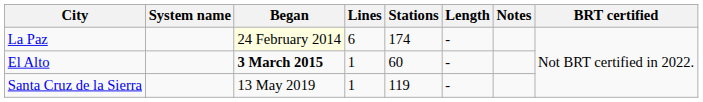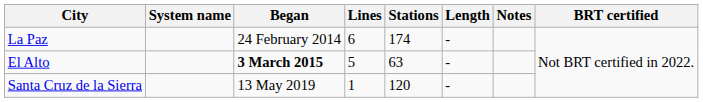(289, 39) lightyellow background -> (289, 39) no background
(351, 62) 1 -> (351, 62) 5
(396, 62) 60 -> (396, 62) 63
(399, 85) 119 -> (399, 85) 120
